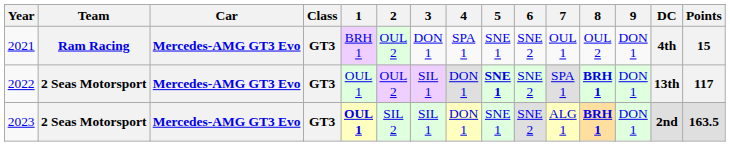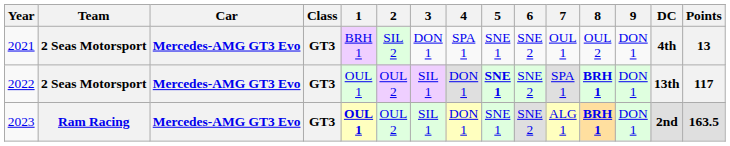(94, 45) Ram Racing -> (94, 45) 2 Seas Motorsport
(393, 45) OUL 2 -> (393, 45) SIL 2
(704, 45) 15 -> (704, 45) 13
(94, 121) 2 Seas Motorsport -> (94, 121) Ram Racing
(393, 121) SIL 2 -> (393, 121) OUL 2
